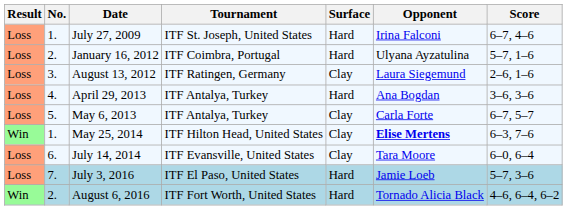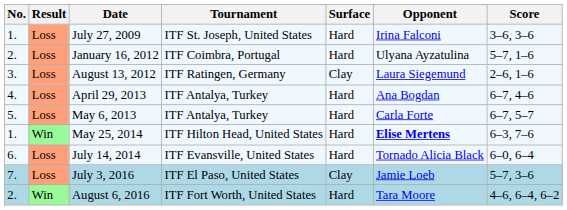columns swapped: (25, 14) <-> (57, 14)
(512, 34) 6–7, 4–6 -> (512, 34) 3–6, 3–6
(512, 94) 3–6, 3–6 -> (512, 94) 6–7, 4–6
(341, 114) Clay -> (341, 114) Hard
(341, 134) Clay -> (341, 134) Hard
(341, 154) Clay -> (341, 154) Hard
(406, 154) Tara Moore -> (430, 154) Tornado Alicia Black
(341, 174) Hard -> (341, 174) Clay
(430, 194) Tornado Alicia Black -> (406, 194) Tara Moore
